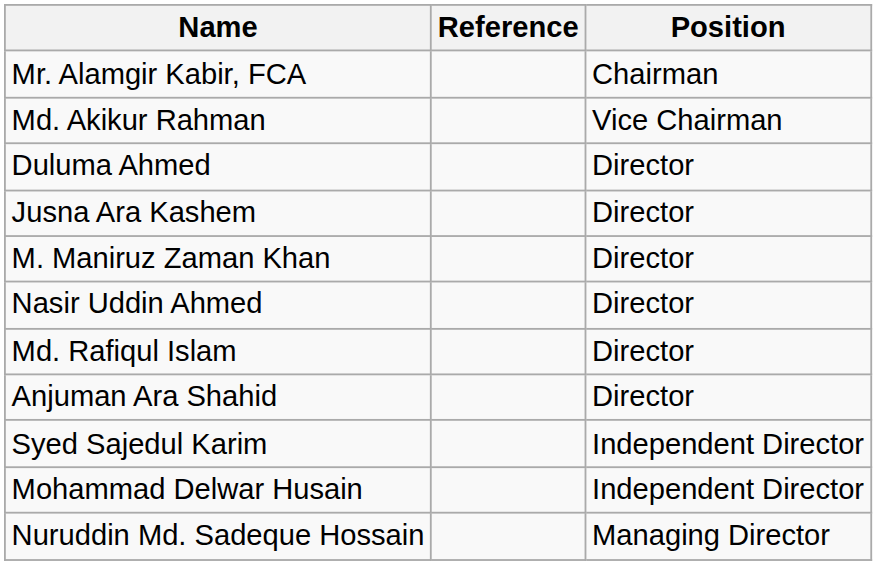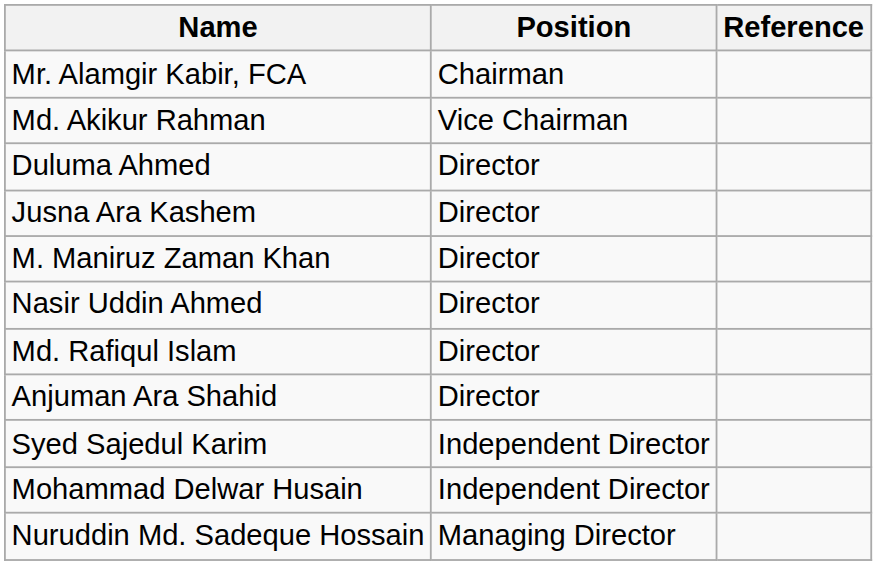columns swapped: (728, 27) <-> (508, 27)
